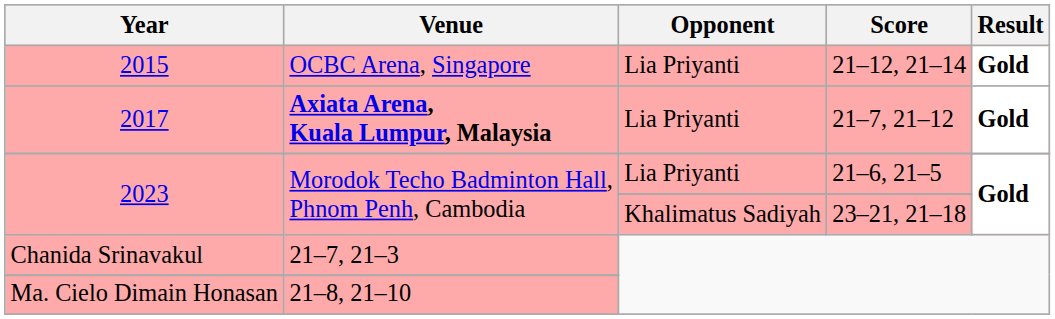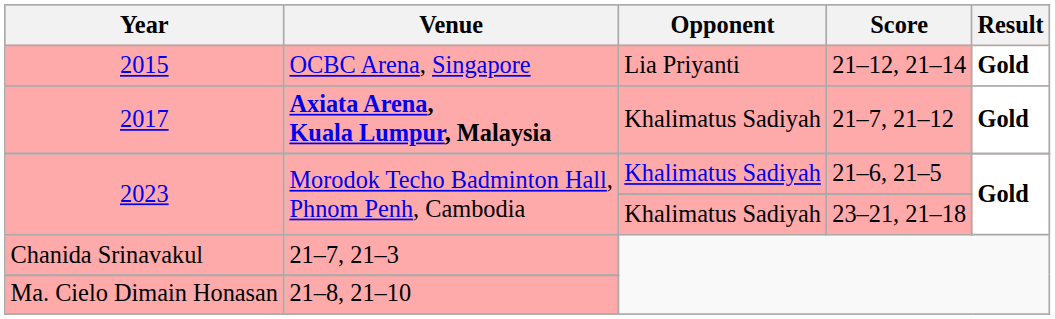(682, 119) Lia Priyanti -> (723, 119) Khalimatus Sadiyah
(682, 174) Lia Priyanti -> (723, 174) Khalimatus Sadiyah
